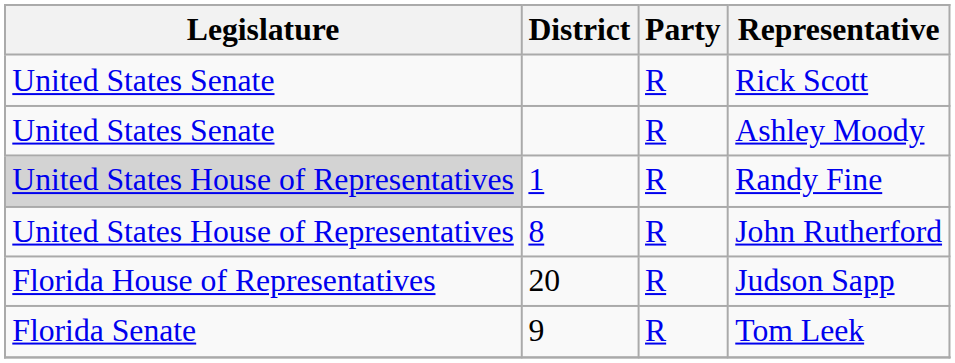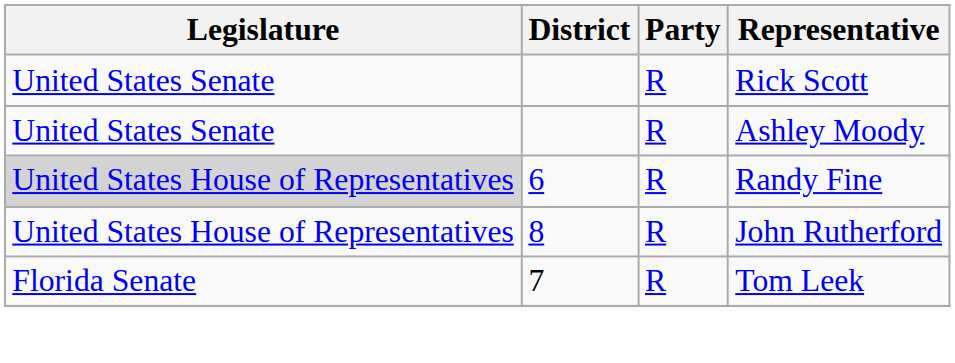(536, 180) 1 -> (536, 180) 6
- row: (815, 280)
(536, 331) 9 -> (536, 280) 7
